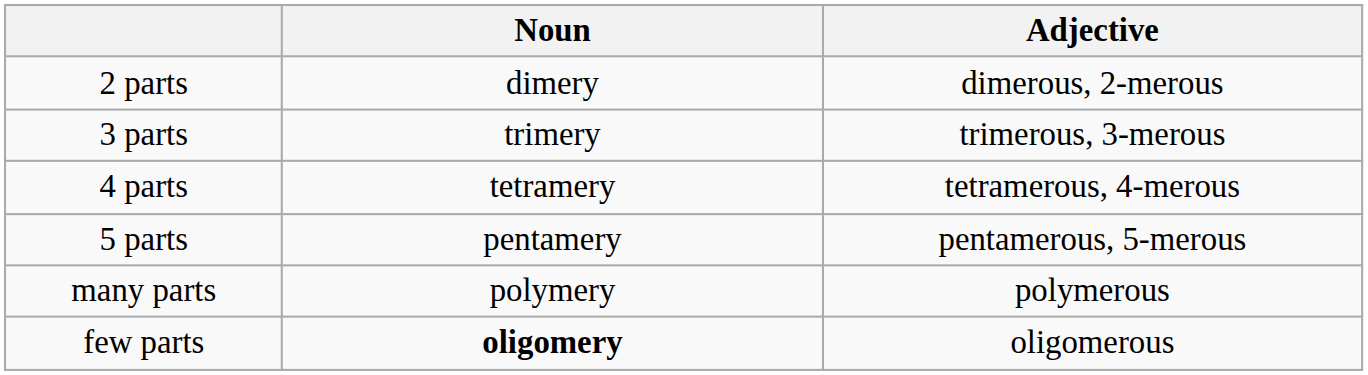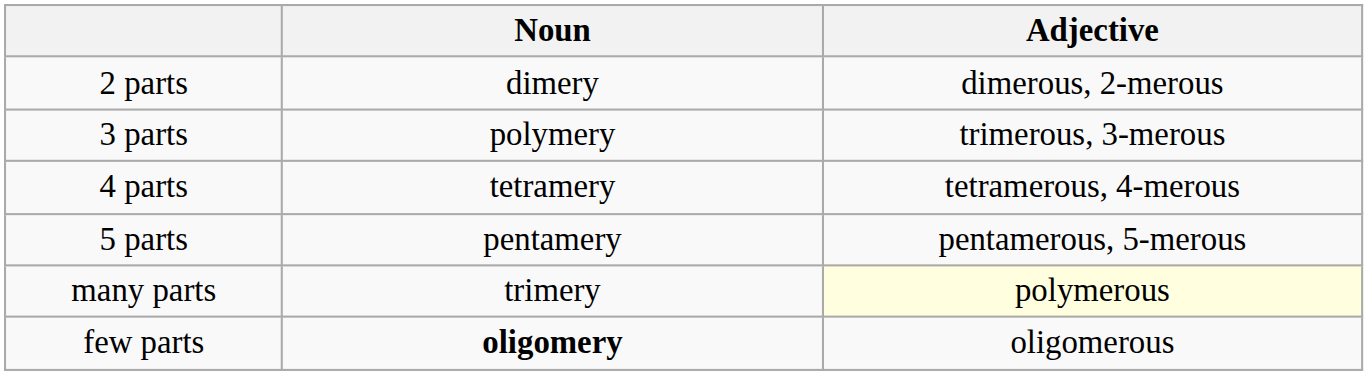(553, 134) trimery -> (552, 134) polymery
(552, 290) polymery -> (553, 290) trimery
(1092, 290) no background -> (1092, 290) lightyellow background
